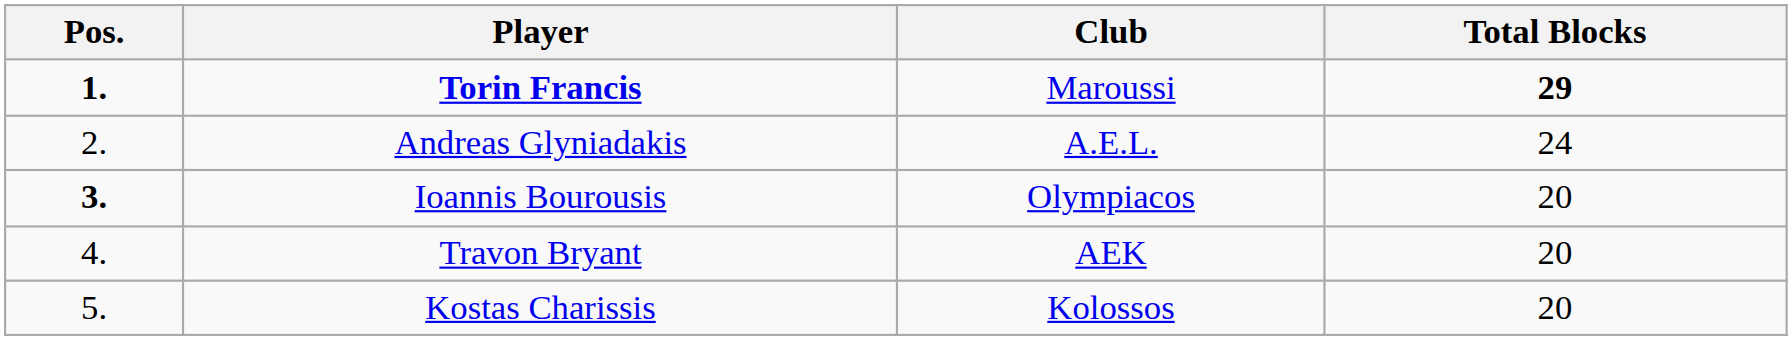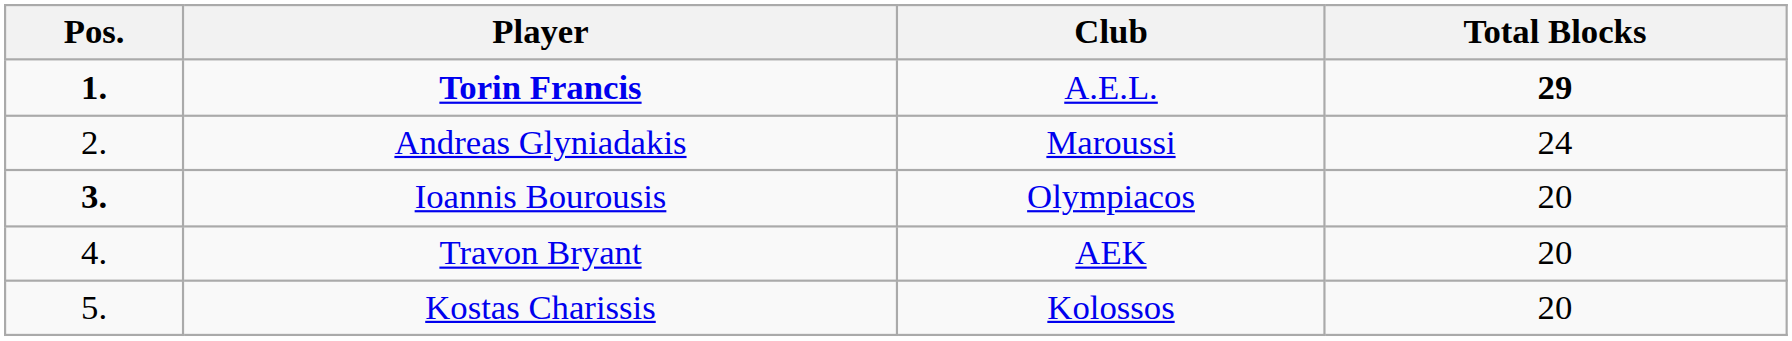(1111, 87) Maroussi -> (1111, 87) A.E.L.
(1111, 142) A.E.L. -> (1111, 142) Maroussi
